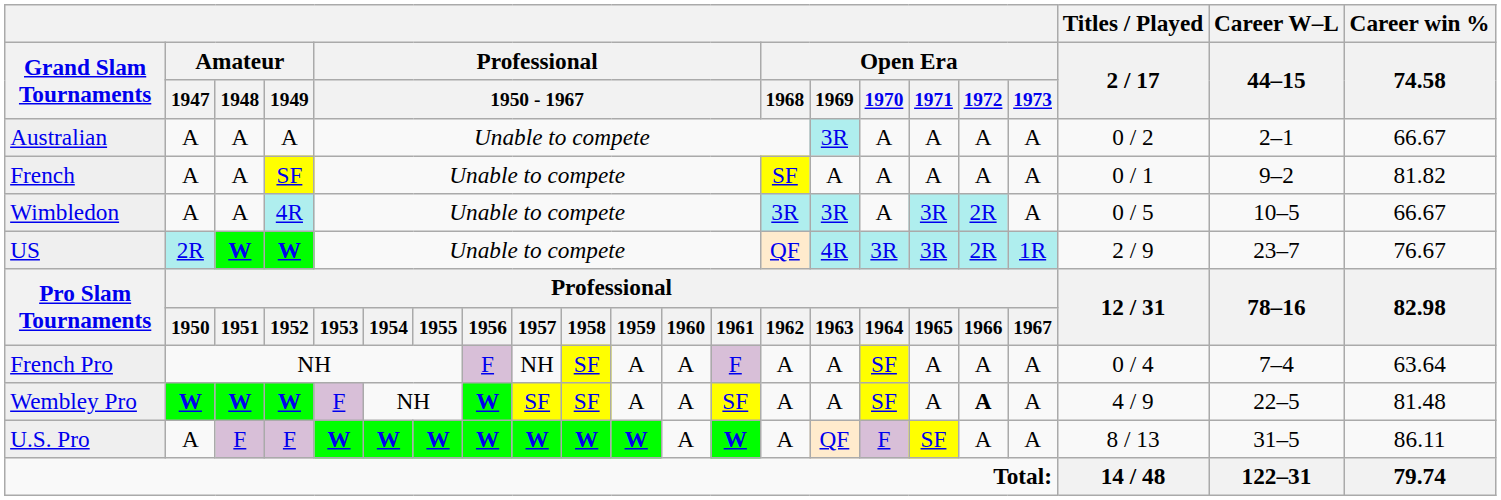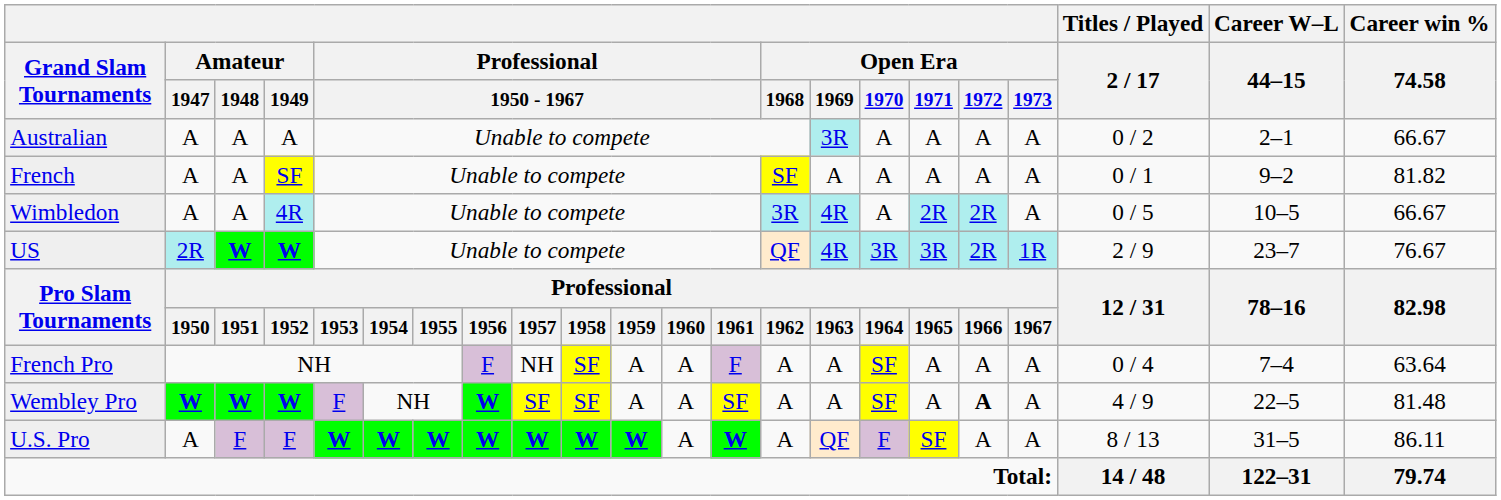(834, 211) 3R -> (834, 211) 4R
(933, 211) 3R -> (933, 211) 2R
